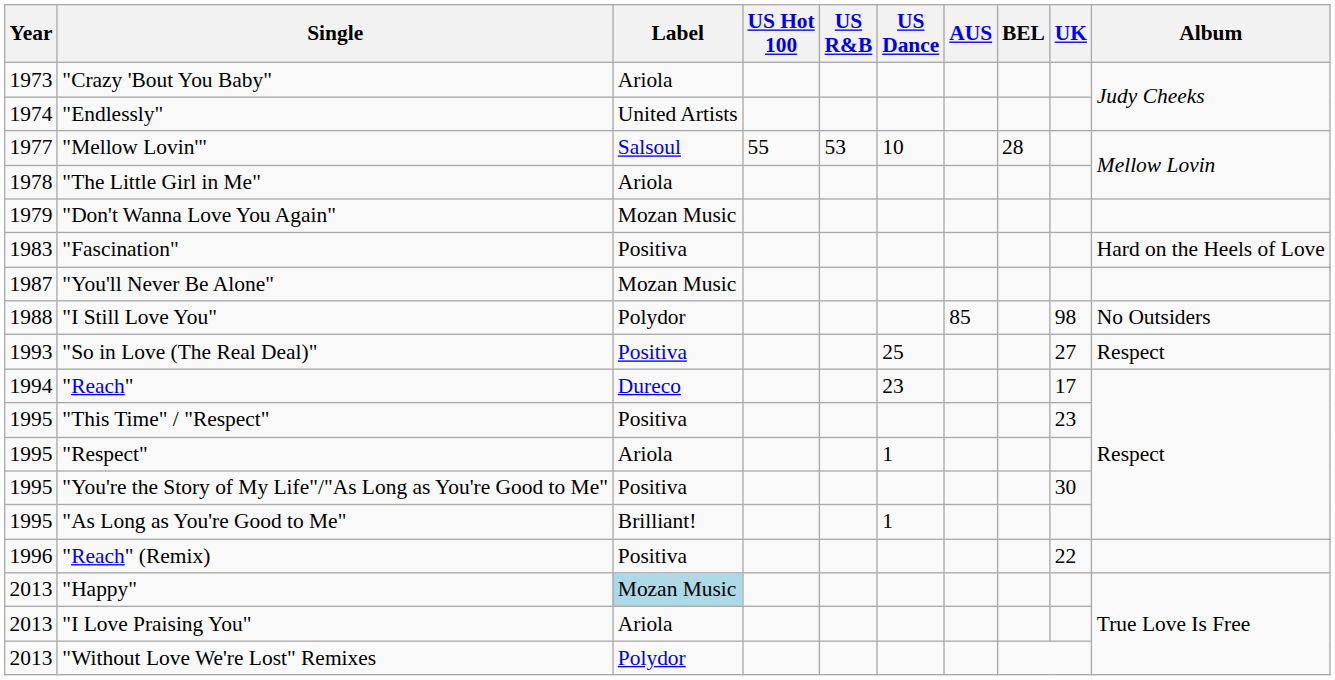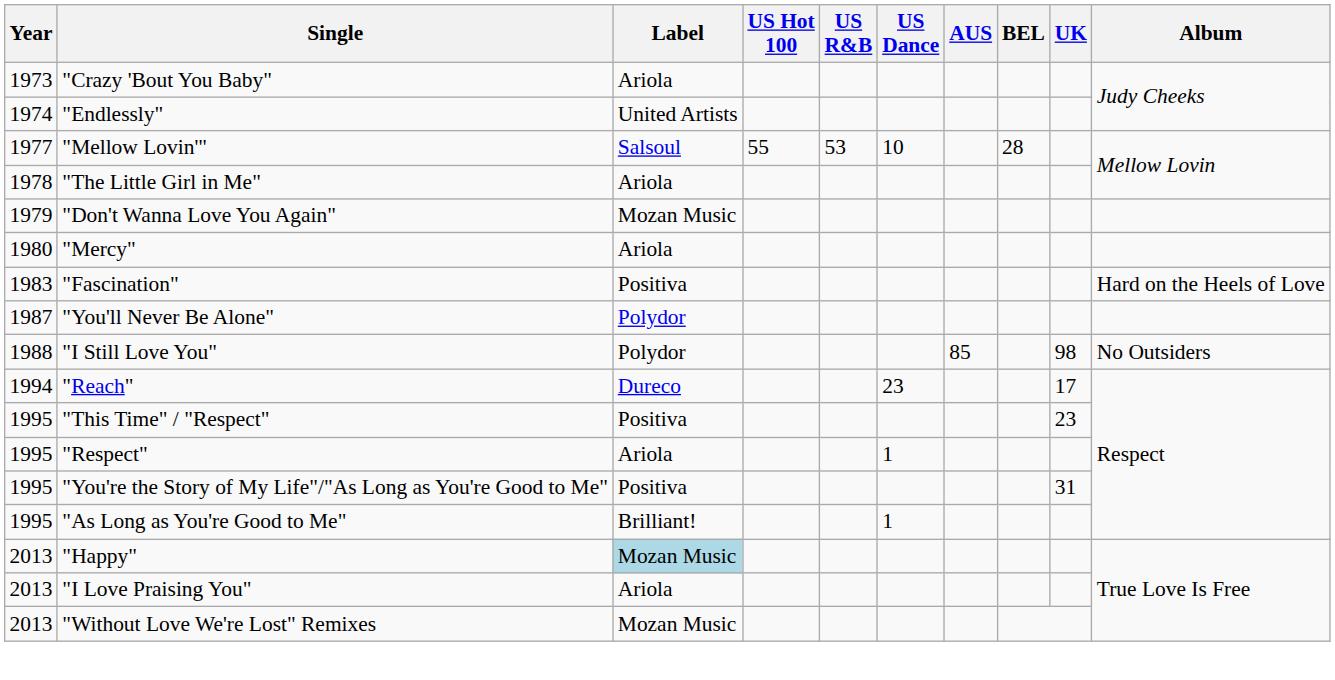+ row: (99, 249)
(677, 283) Mozan Music -> (652, 317) Polydor
- row: (190, 351)
(1065, 487) 30 -> (1065, 487) 31
- row: (136, 555)
(652, 657) Polydor -> (677, 623) Mozan Music
